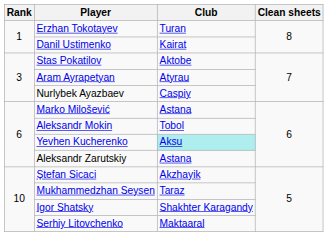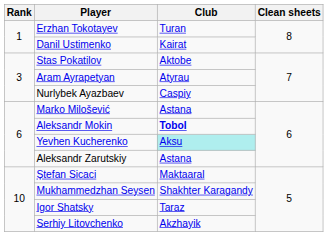(172, 126) normal -> (173, 126) bold
(180, 175) Akzhayik -> (182, 175) Maktaaral
(172, 191) Taraz -> (206, 191) Shakhter Karagandy
(206, 207) Shakhter Karagandy -> (172, 207) Taraz
(182, 223) Maktaaral -> (180, 223) Akzhayik
